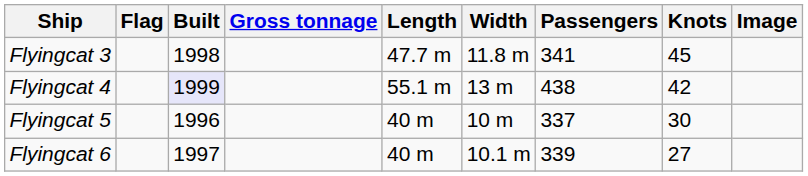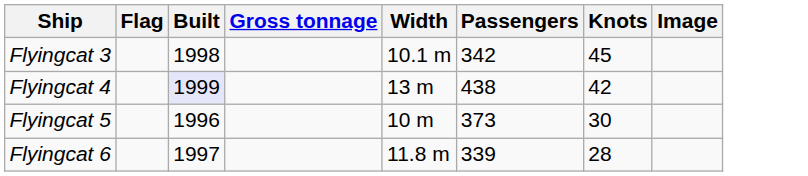- column: (422, 21)
(498, 54) 11.8 m -> (419, 54) 10.1 m
(558, 54) 341 -> (478, 54) 342
(558, 120) 337 -> (478, 120) 373
(499, 154) 10.1 m -> (418, 154) 11.8 m
(679, 154) 27 -> (600, 154) 28
